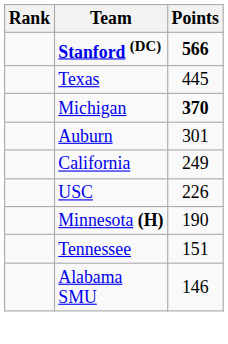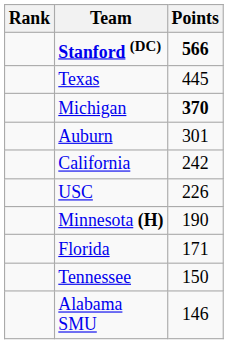(195, 164) 249 -> (195, 164) 242
+ row: (84, 248)
(195, 248) 151 -> (195, 276) 150
